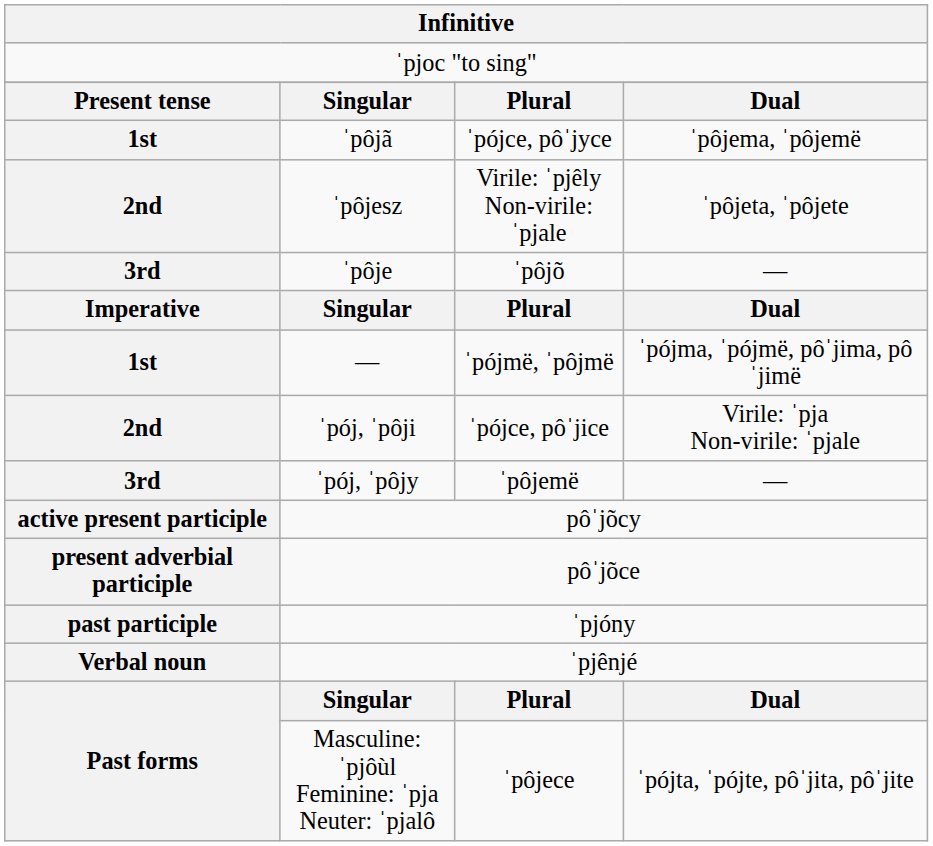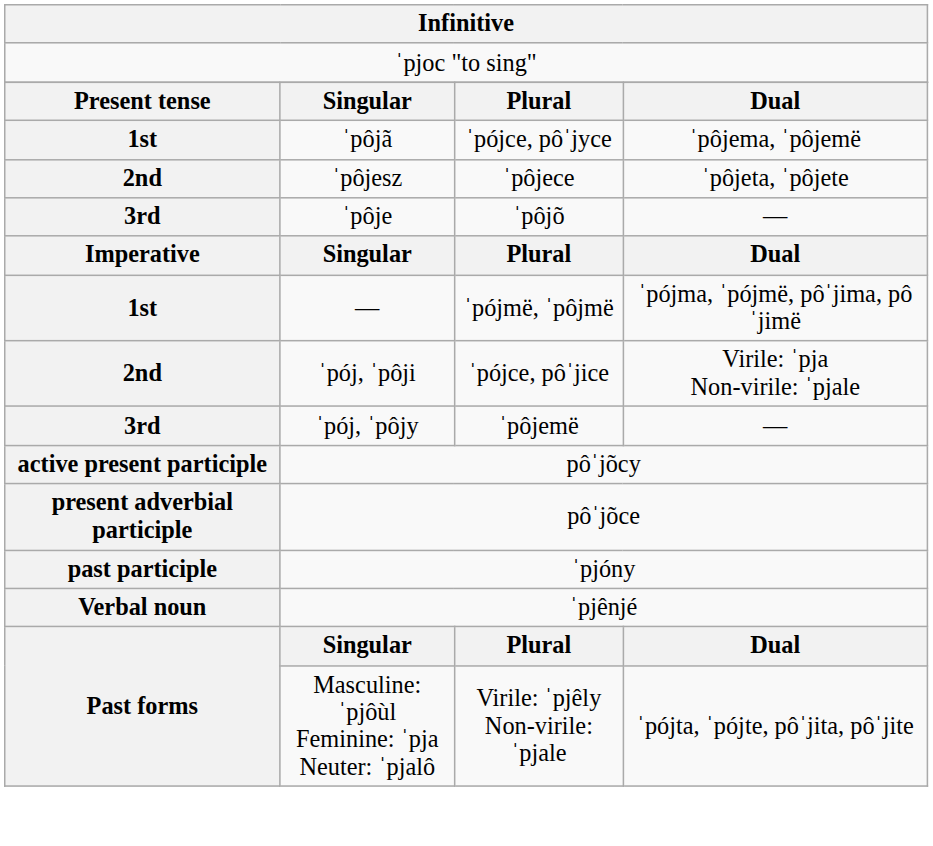(539, 205) Virile: ˈpjêly Non-virile: ˈpjale -> (539, 178) ˈpôjece
(539, 780) ˈpôjece -> (539, 725) Virile: ˈpjêly Non-virile: ˈpjale
